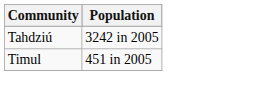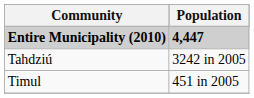+ row: (87, 37)
